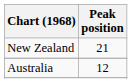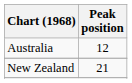rows swapped: (30, 68) <-> (41, 48)
